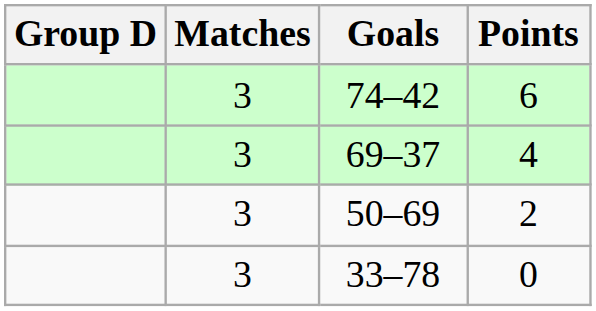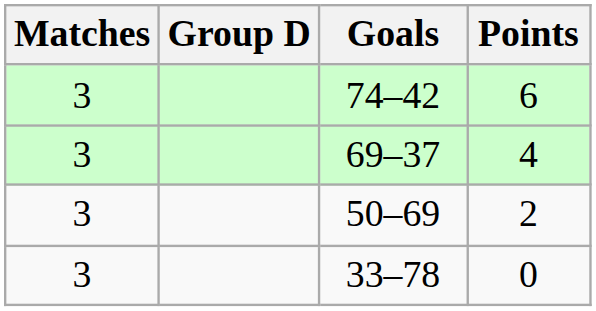columns swapped: (85, 34) <-> (242, 34)
